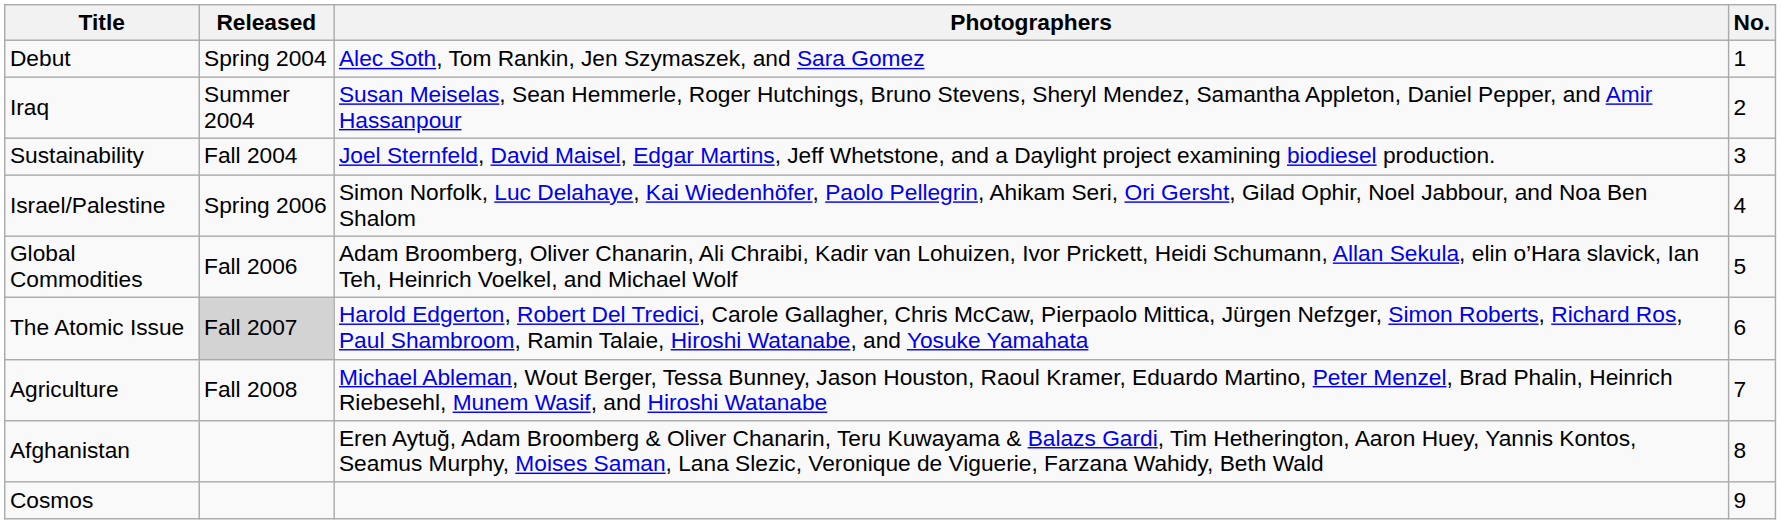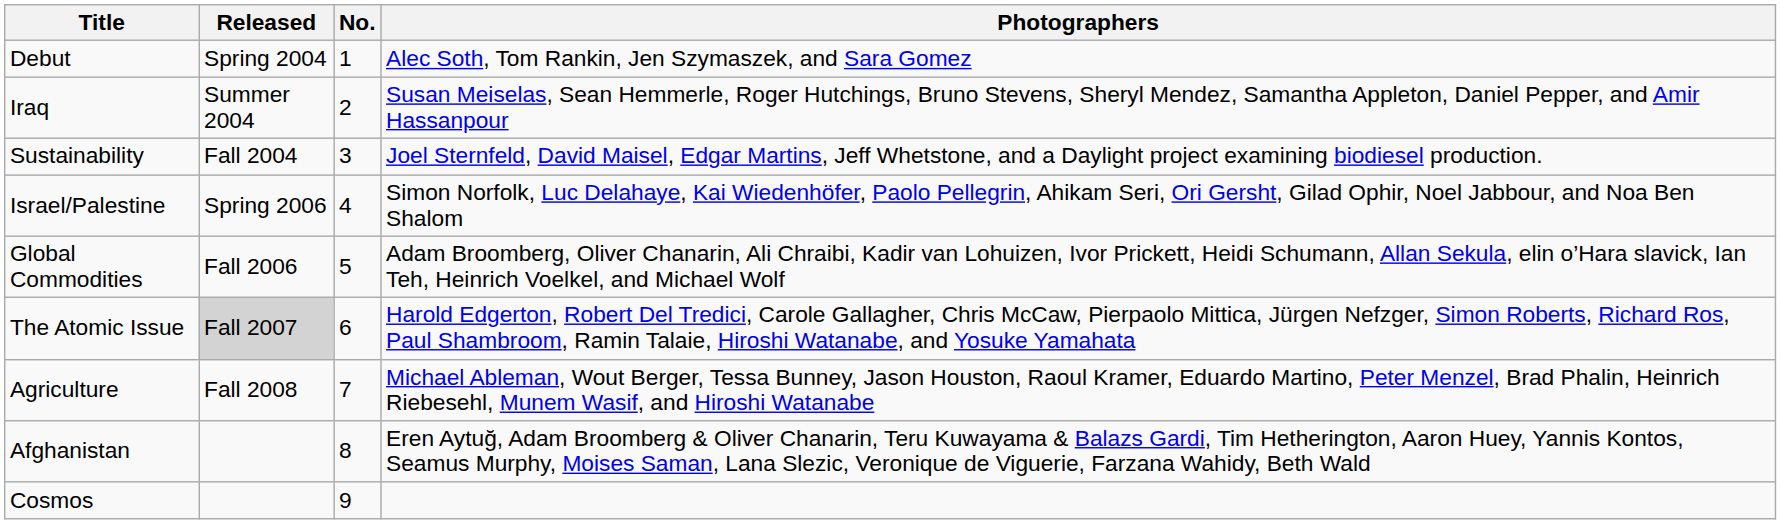columns swapped: (1752, 22) <-> (1031, 22)
